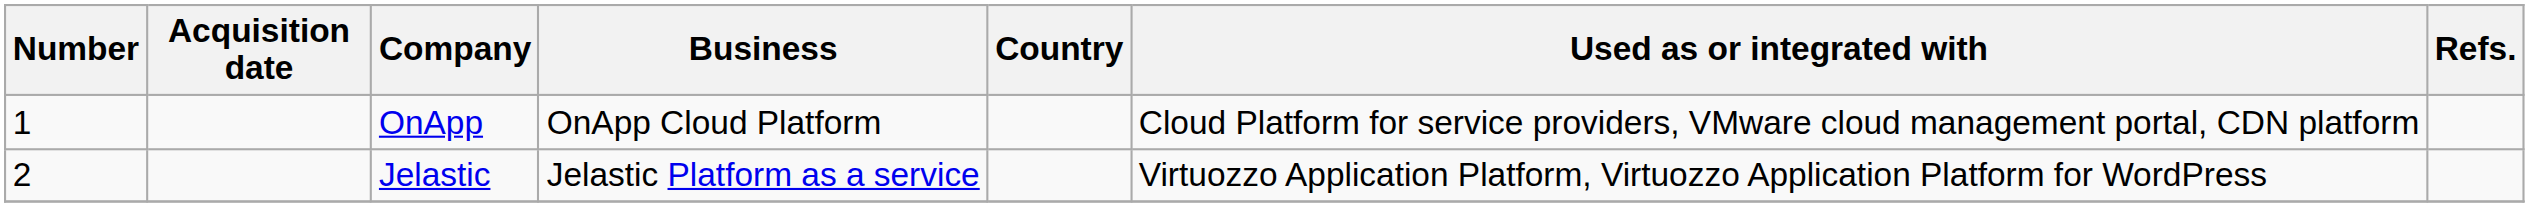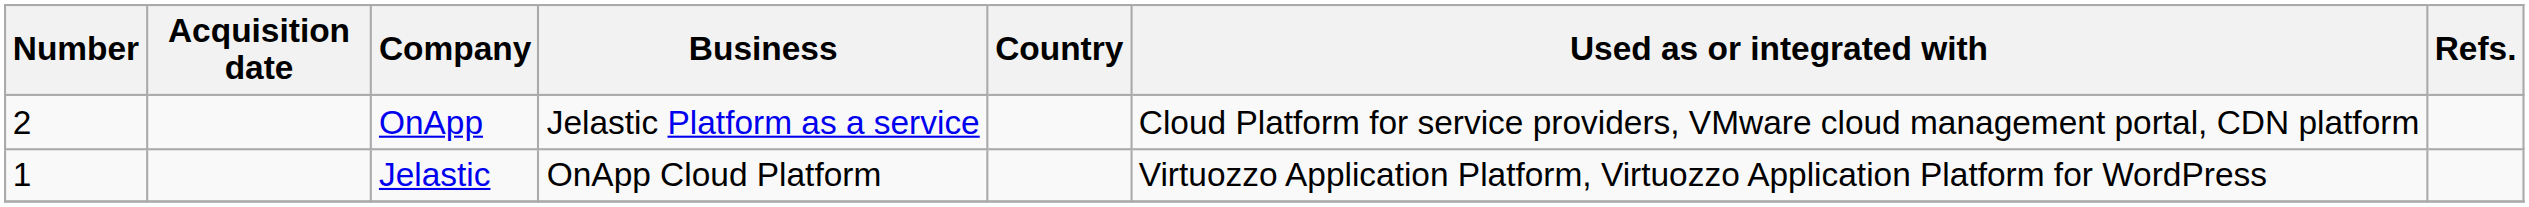(22, 121) 1 -> (22, 121) 2
(714, 121) OnApp Cloud Platform -> (763, 121) Jelastic Platform as a service
(22, 174) 2 -> (22, 174) 1
(763, 174) Jelastic Platform as a service -> (714, 174) OnApp Cloud Platform
